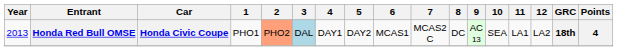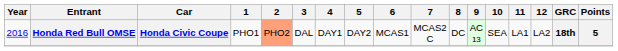(17, 33) 2013 -> (17, 33) 2016
(304, 33) lightblue background -> (304, 33) no background
(595, 33) 4 -> (595, 33) 5
